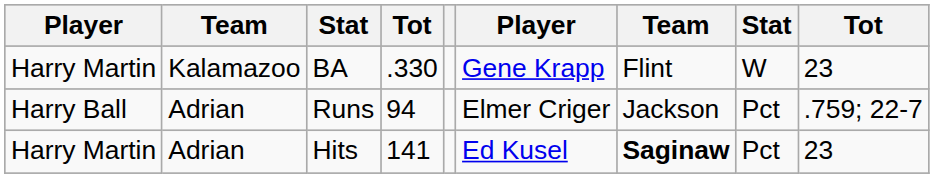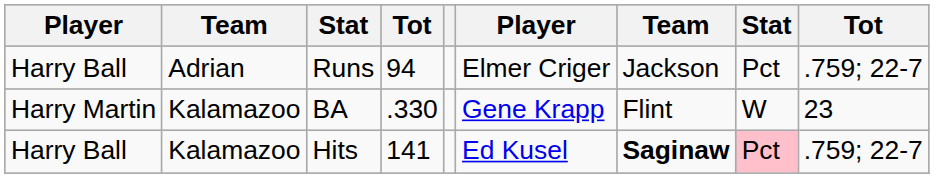rows swapped: (330, 67) <-> (343, 109)
(84, 151) Harry Martin -> (69, 151) Harry Ball
(206, 151) Adrian -> (234, 151) Kalamazoo
(761, 151) no background -> (761, 151) pink background
(818, 151) 23 -> (863, 151) .759; 22-7
